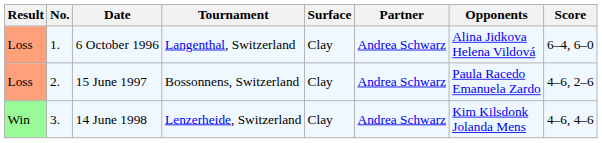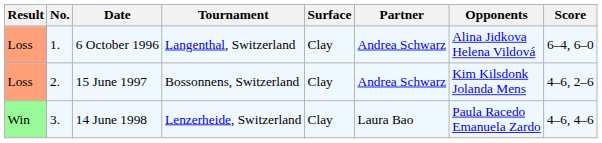(497, 81) Paula Racedo Emanuela Zardo -> (490, 81) Kim Kilsdonk Jolanda Mens
(402, 118) Andrea Schwarz -> (385, 118) Laura Bao
(490, 118) Kim Kilsdonk Jolanda Mens -> (497, 118) Paula Racedo Emanuela Zardo
